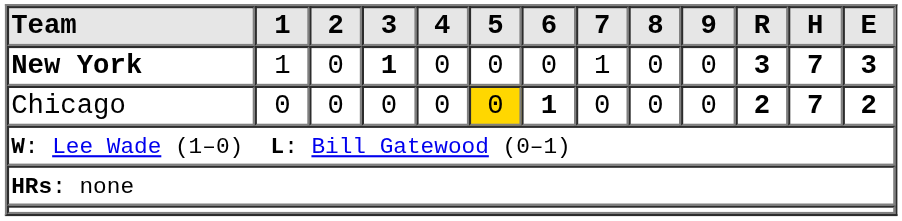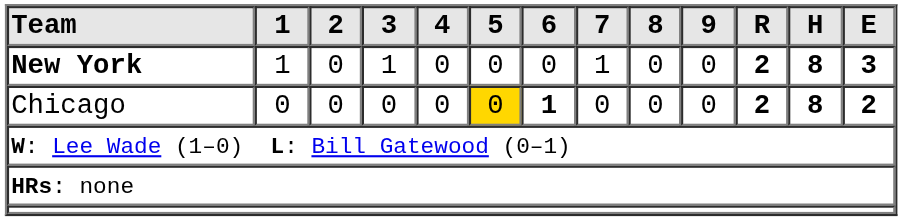(389, 66) bold -> (389, 66) normal
(762, 66) 3 -> (762, 66) 2
(815, 66) 7 -> (815, 66) 8
(815, 106) 7 -> (815, 106) 8
